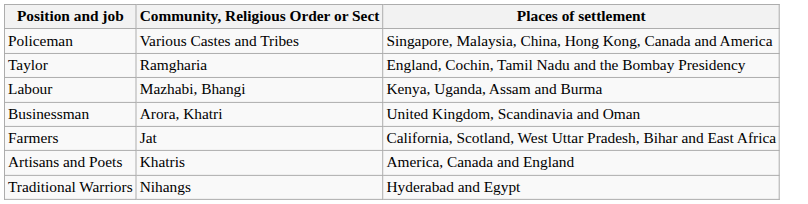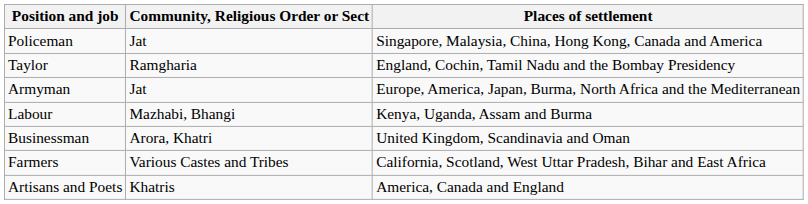(219, 41) Various Castes and Tribes -> (138, 41) Jat
+ row: (39, 89)
(148, 138) Jat -> (209, 162) Various Castes and Tribes
- row: (70, 187)
